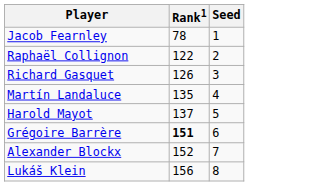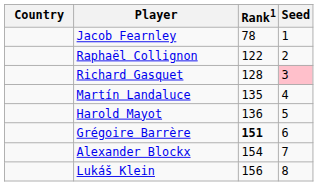+ column: (39, 16)
(183, 75) 126 -> (252, 75) 128
(216, 75) no background -> (285, 75) pink background
(183, 114) 137 -> (252, 114) 136
(183, 152) 152 -> (252, 152) 154
